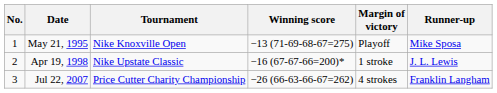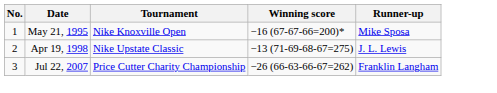- column: (382, 19)
(302, 44) −13 (71-69-68-67=275) -> (297, 31) −16 (67-67-66=200)*
(297, 61) −16 (67-67-66=200)* -> (302, 49) −13 (71-69-68-67=275)
